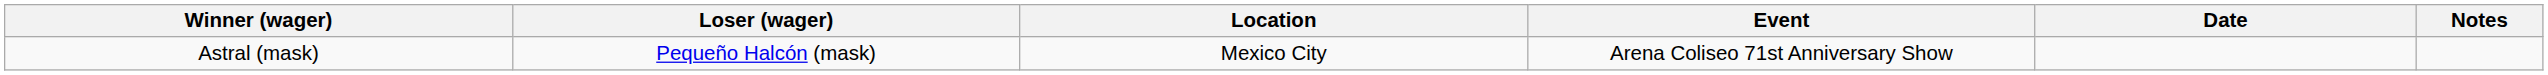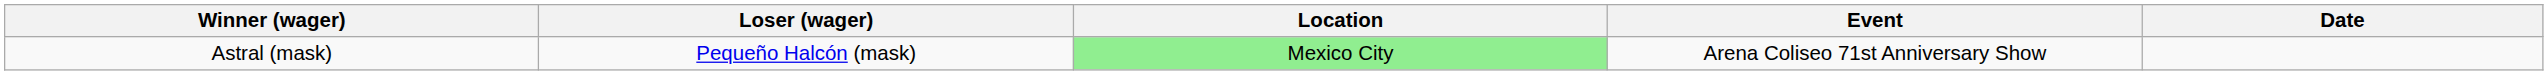- column: (2479, 20)
(1274, 53) no background -> (1341, 53) lightgreen background
